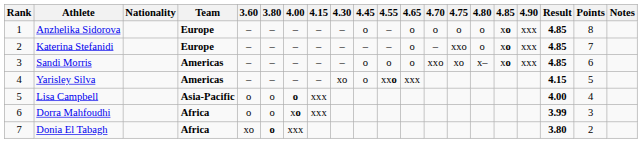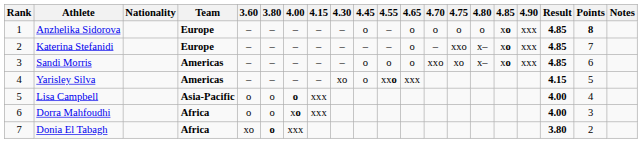(591, 29) normal -> (591, 29) bold
(482, 46) o -> (482, 46) x–
(557, 113) 3.99 -> (557, 113) 4.00
